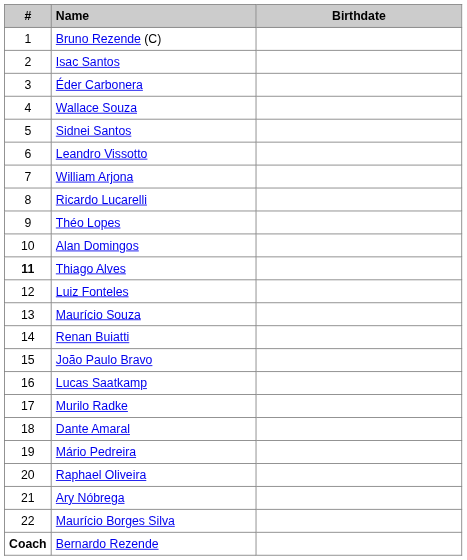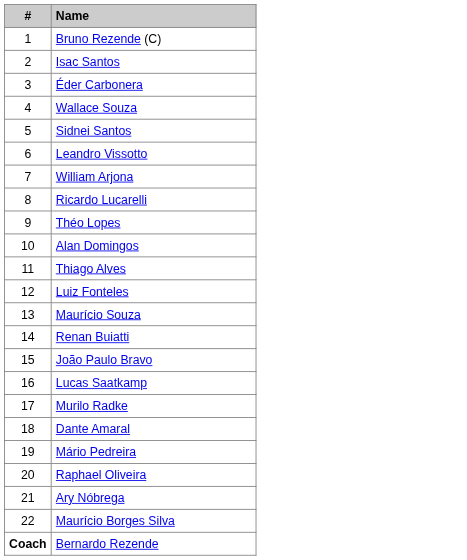- column: (359, 16)
(28, 268) bold -> (28, 268) normal
